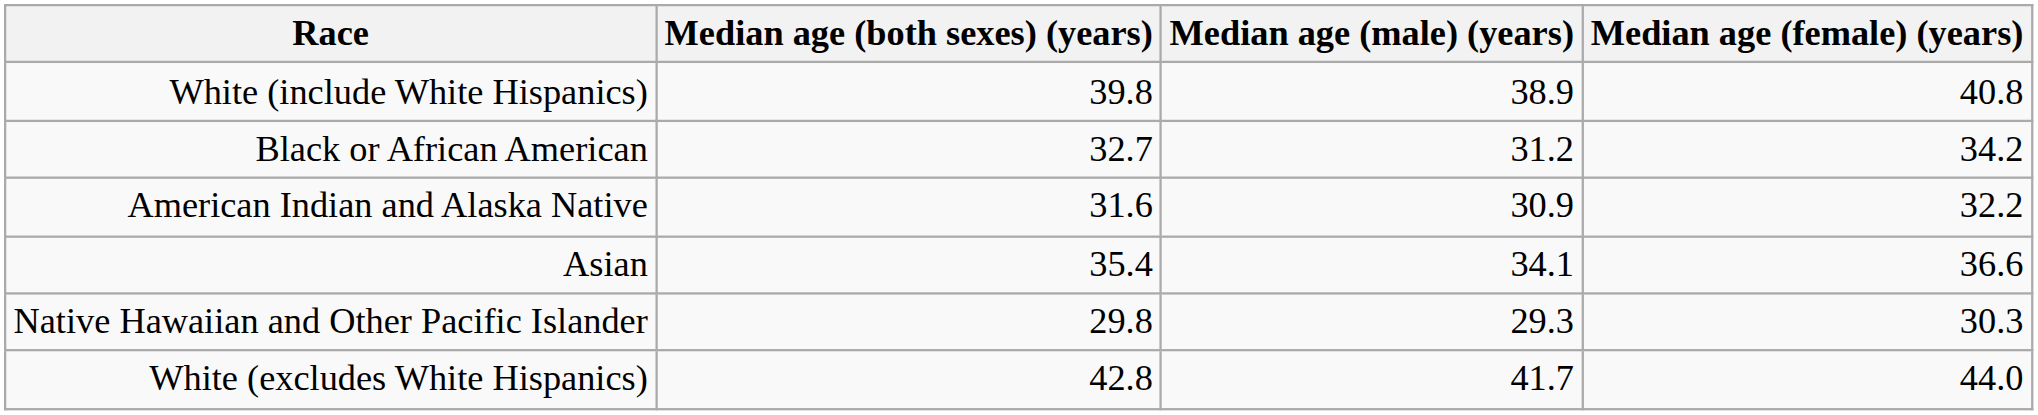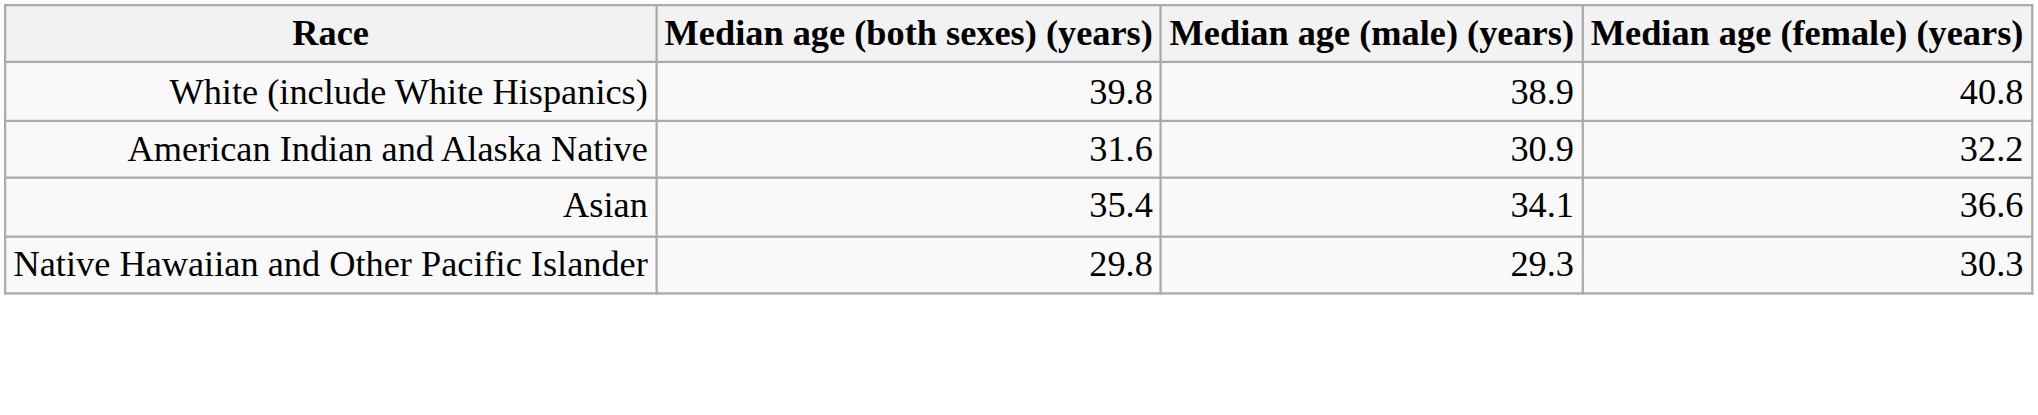- row: (452, 148)
- row: (399, 378)
